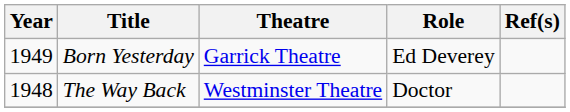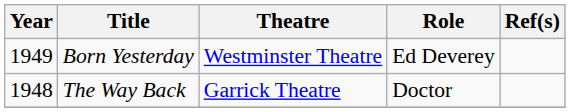(272, 55) Garrick Theatre -> (293, 55) Westminster Theatre
(293, 90) Westminster Theatre -> (272, 90) Garrick Theatre
